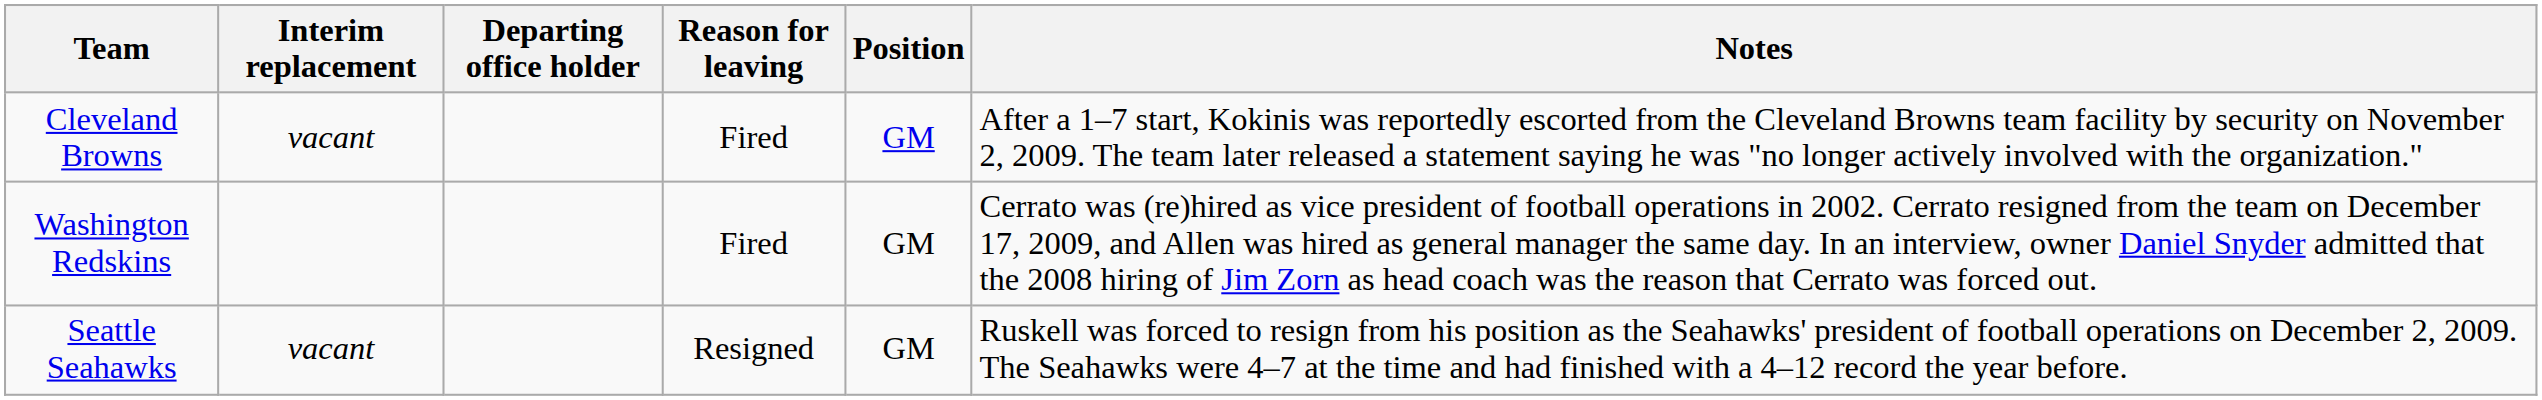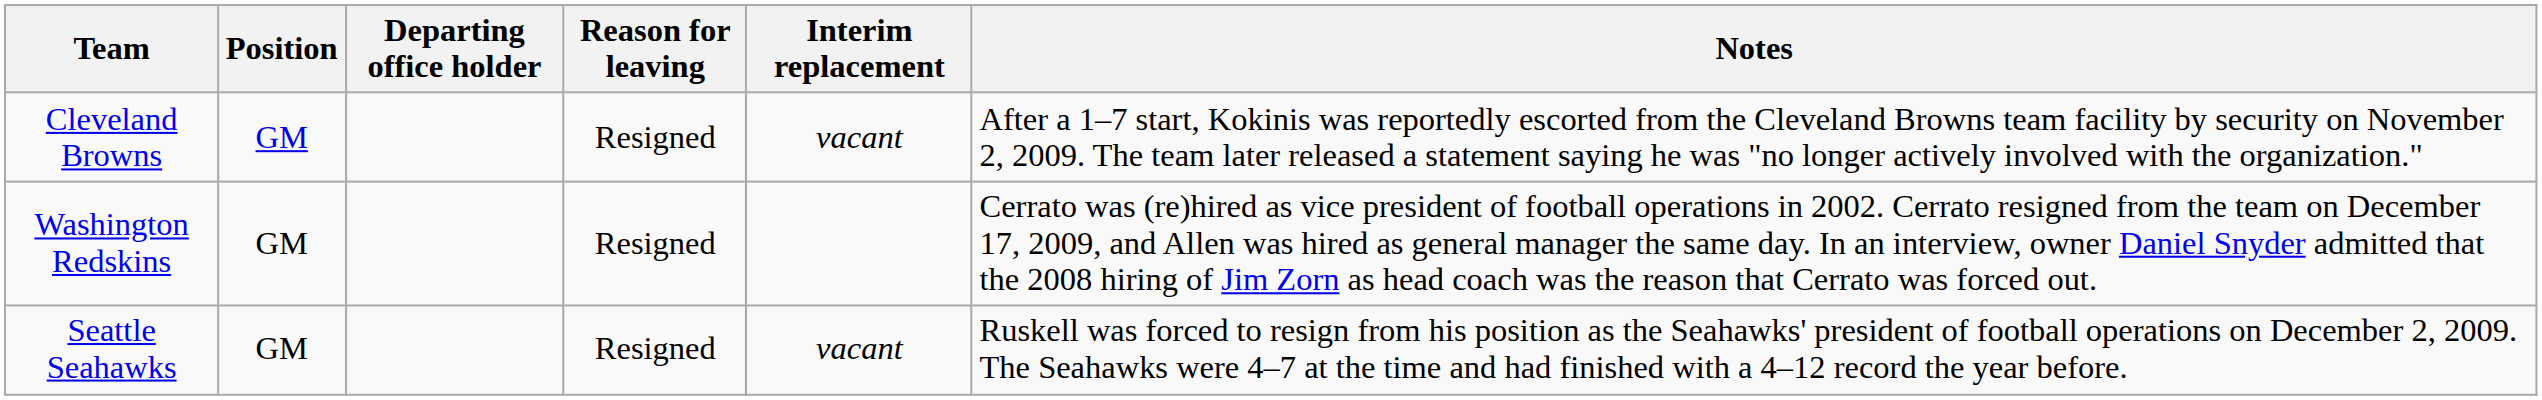columns swapped: (909, 48) <-> (331, 48)
(754, 136) Fired -> (655, 136) Resigned
(754, 242) Fired -> (655, 242) Resigned
